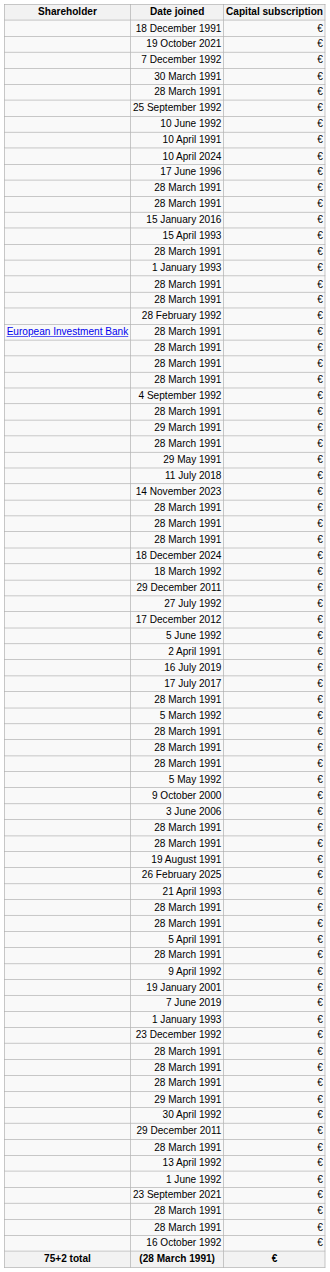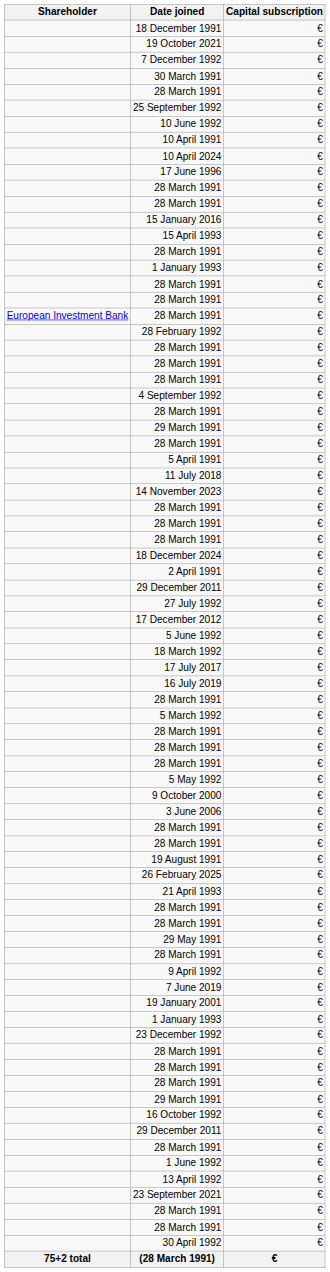rows swapped: (67, 316) <-> (67, 332)
rows swapped: (67, 460) <-> (67, 940)
rows swapped: (67, 652) <-> (67, 572)
rows swapped: (67, 684) <-> (67, 668)
rows swapped: (67, 1003) <-> (67, 987)
rows swapped: (67, 1243) <-> (67, 1115)
rows swapped: (67, 1179) <-> (67, 1163)
